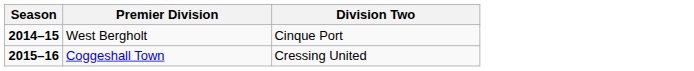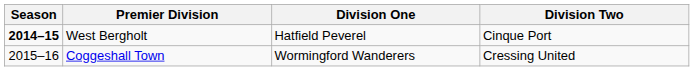+ column: (376, 14)
(34, 55) bold -> (34, 55) normal
